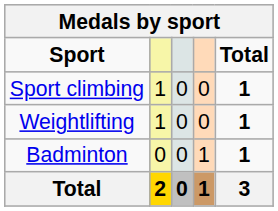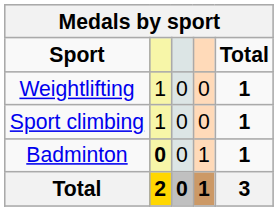rows swapped: (77, 88) <-> (77, 121)
(160, 155) normal -> (160, 155) bold
